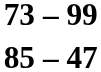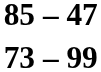rows swapped: (51, 58) <-> (51, 14)
